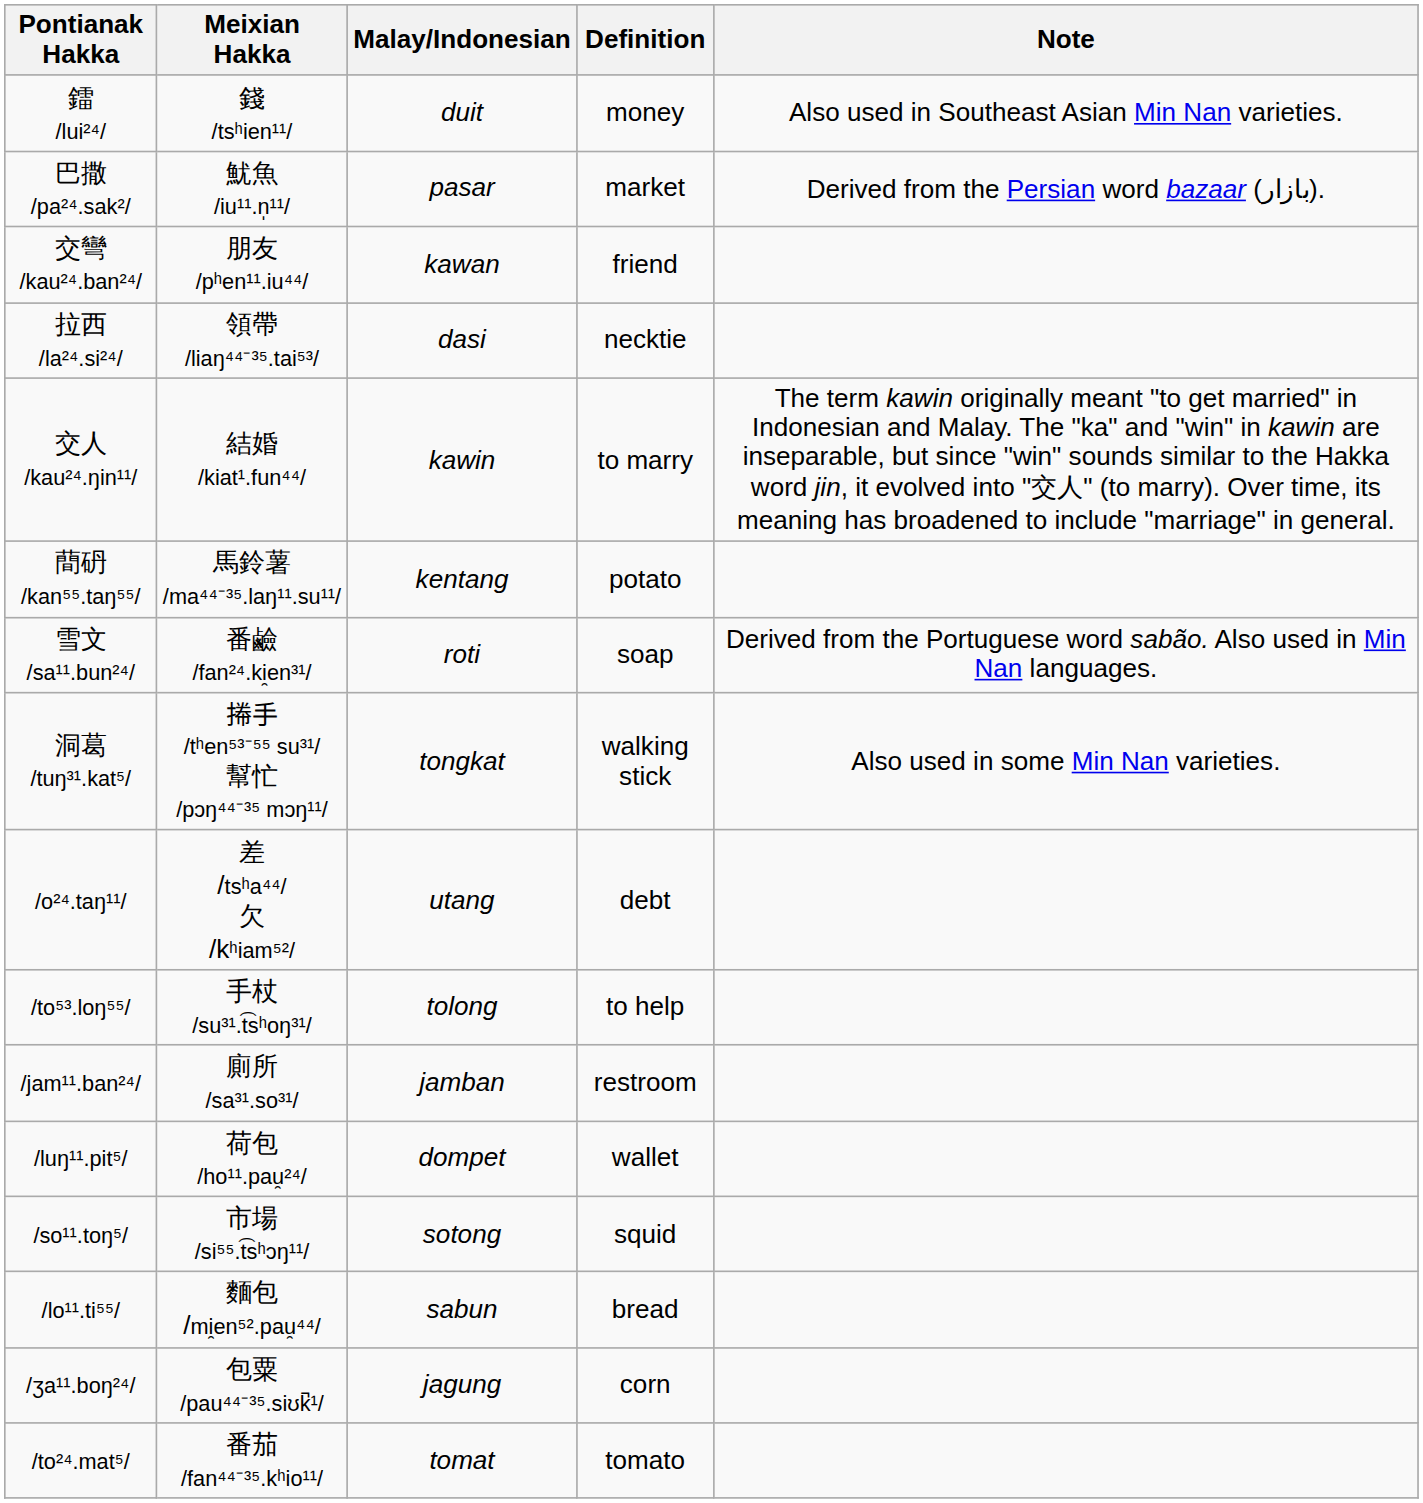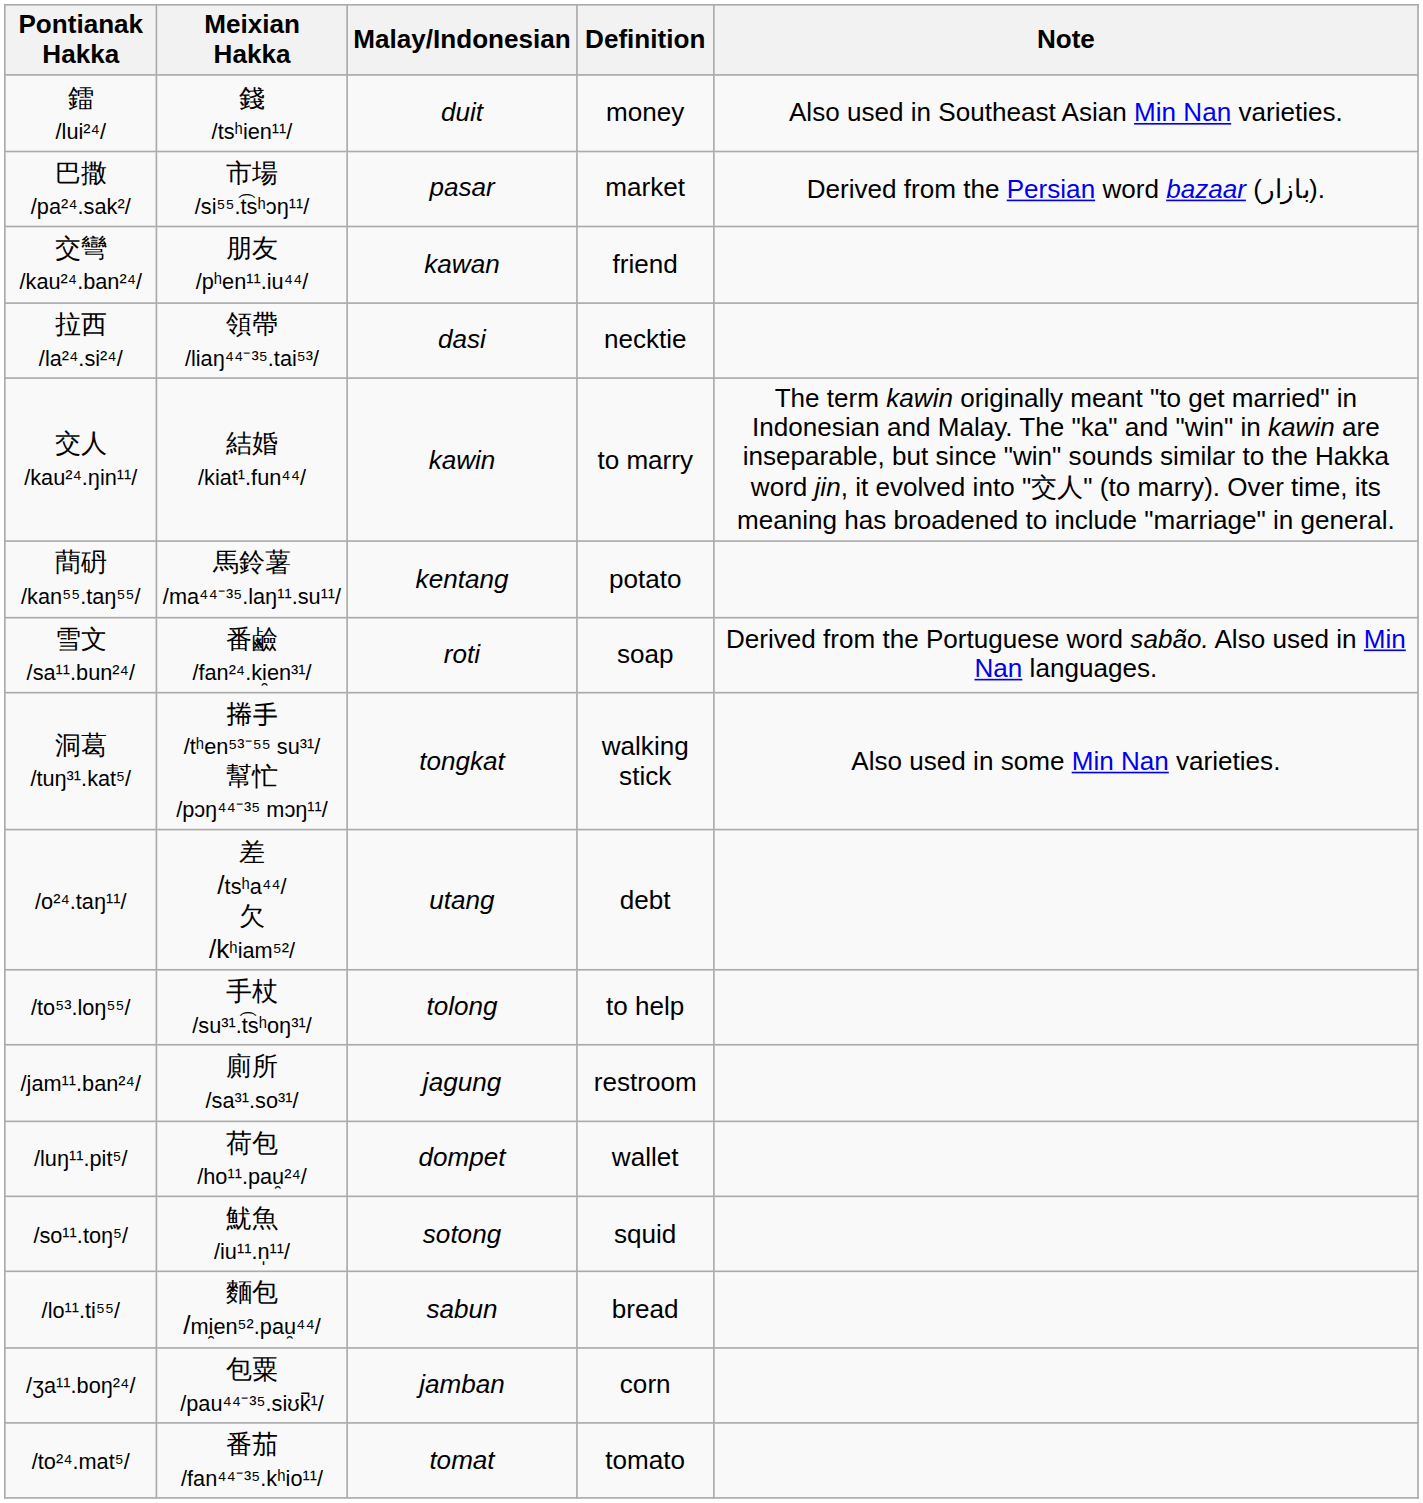(252, 189) 魷魚 /iu¹¹.n̩¹¹/ -> (252, 189) 市場 /si⁵⁵.t͡sʰɔŋ¹¹/
(462, 1082) jamban -> (462, 1082) jagung
(252, 1234) 市場 /si⁵⁵.t͡sʰɔŋ¹¹/ -> (252, 1234) 魷魚 /iu¹¹.n̩¹¹/
(462, 1384) jagung -> (462, 1384) jamban
